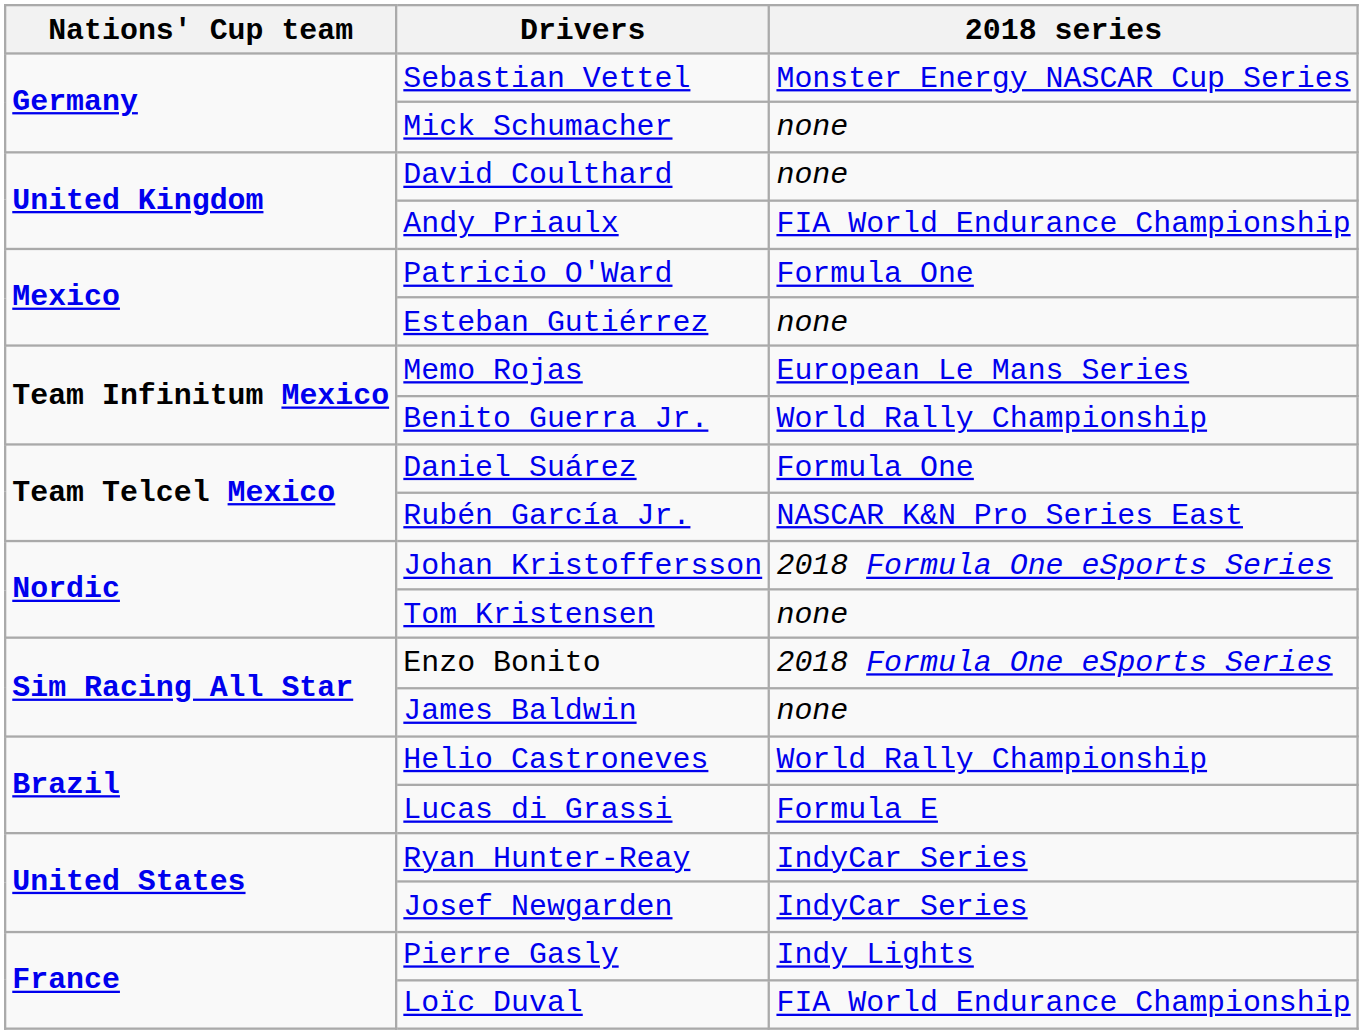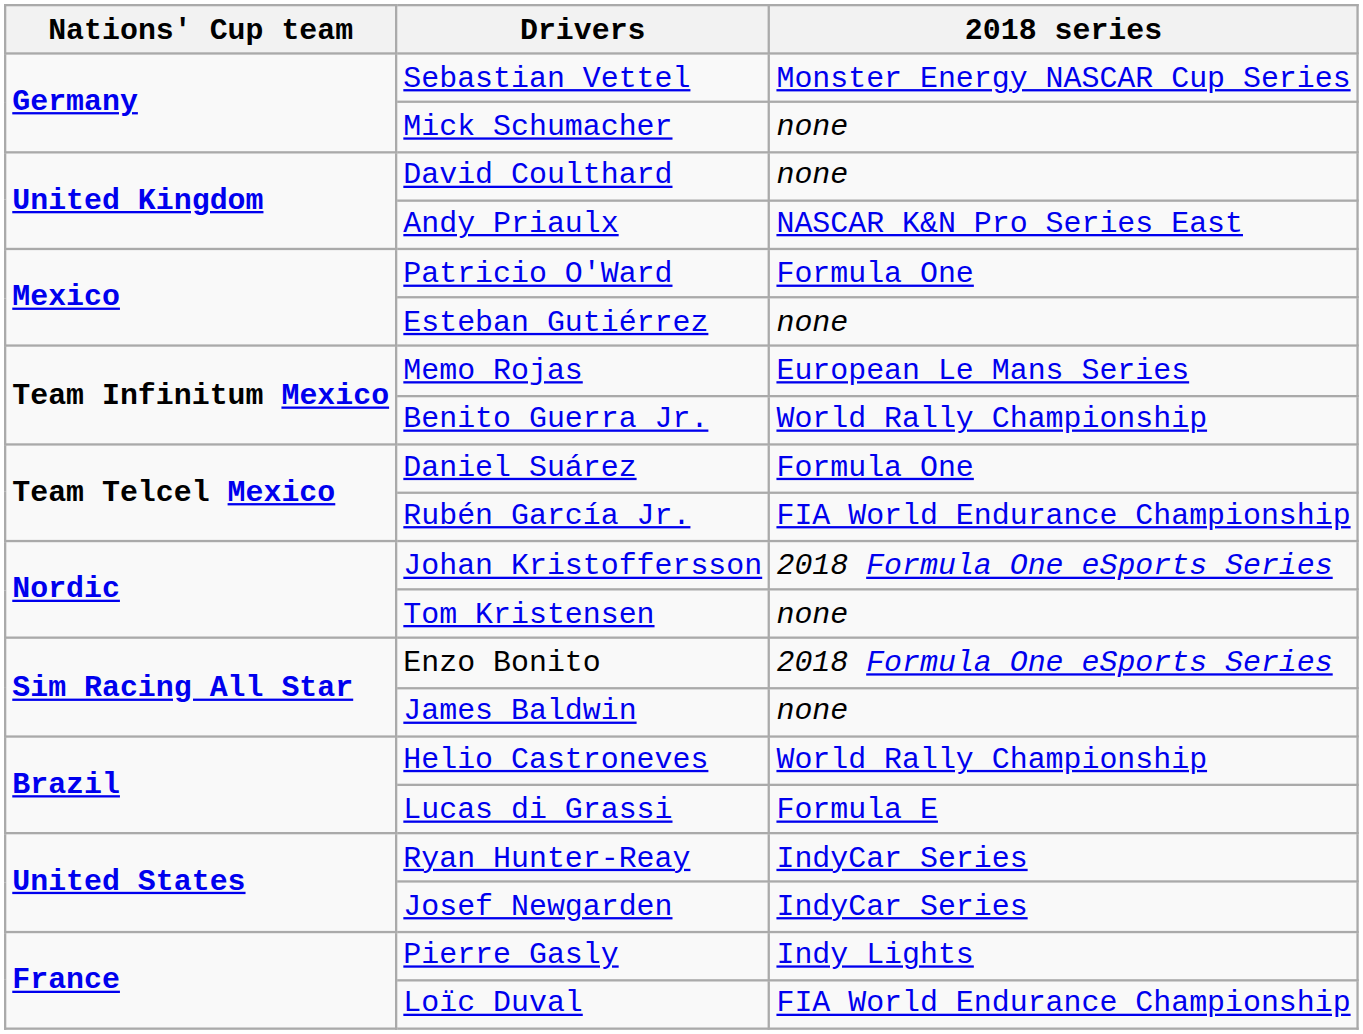(1064, 224) FIA World Endurance Championship -> (1010, 224) NASCAR K&N Pro Series East
(1010, 517) NASCAR K&N Pro Series East -> (1064, 517) FIA World Endurance Championship
